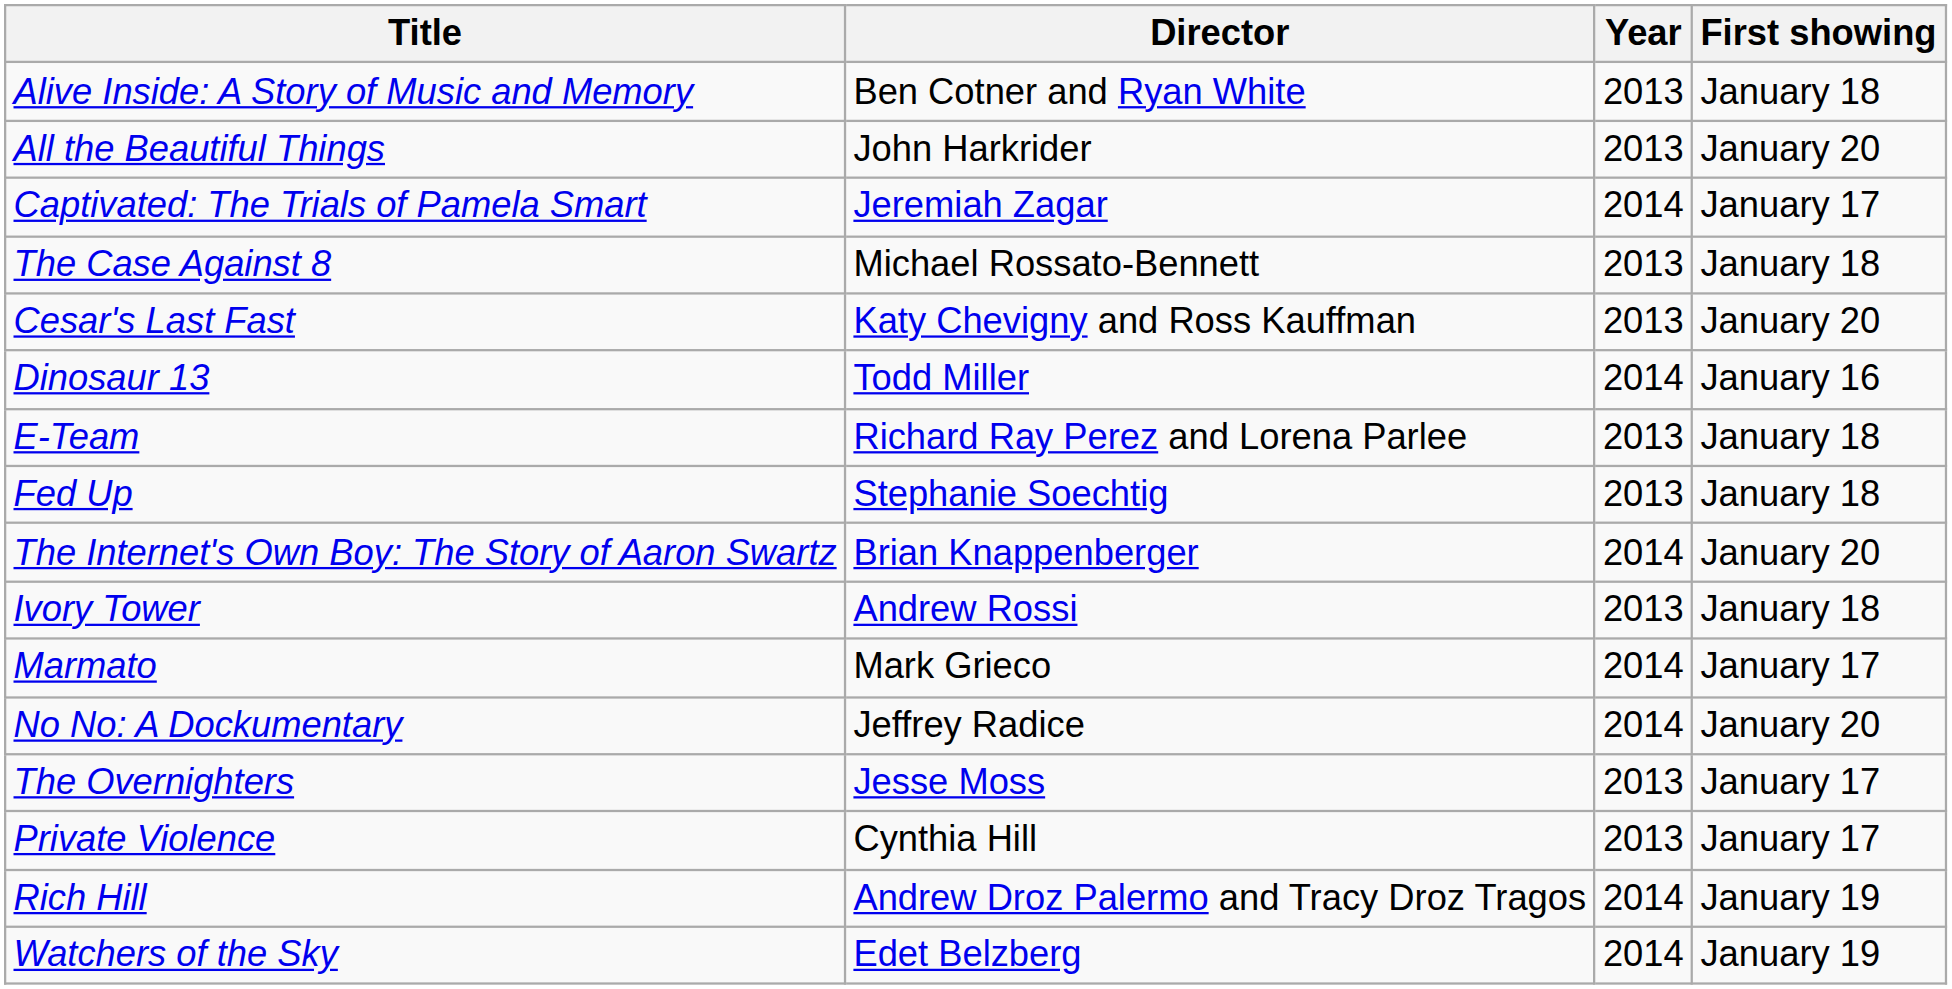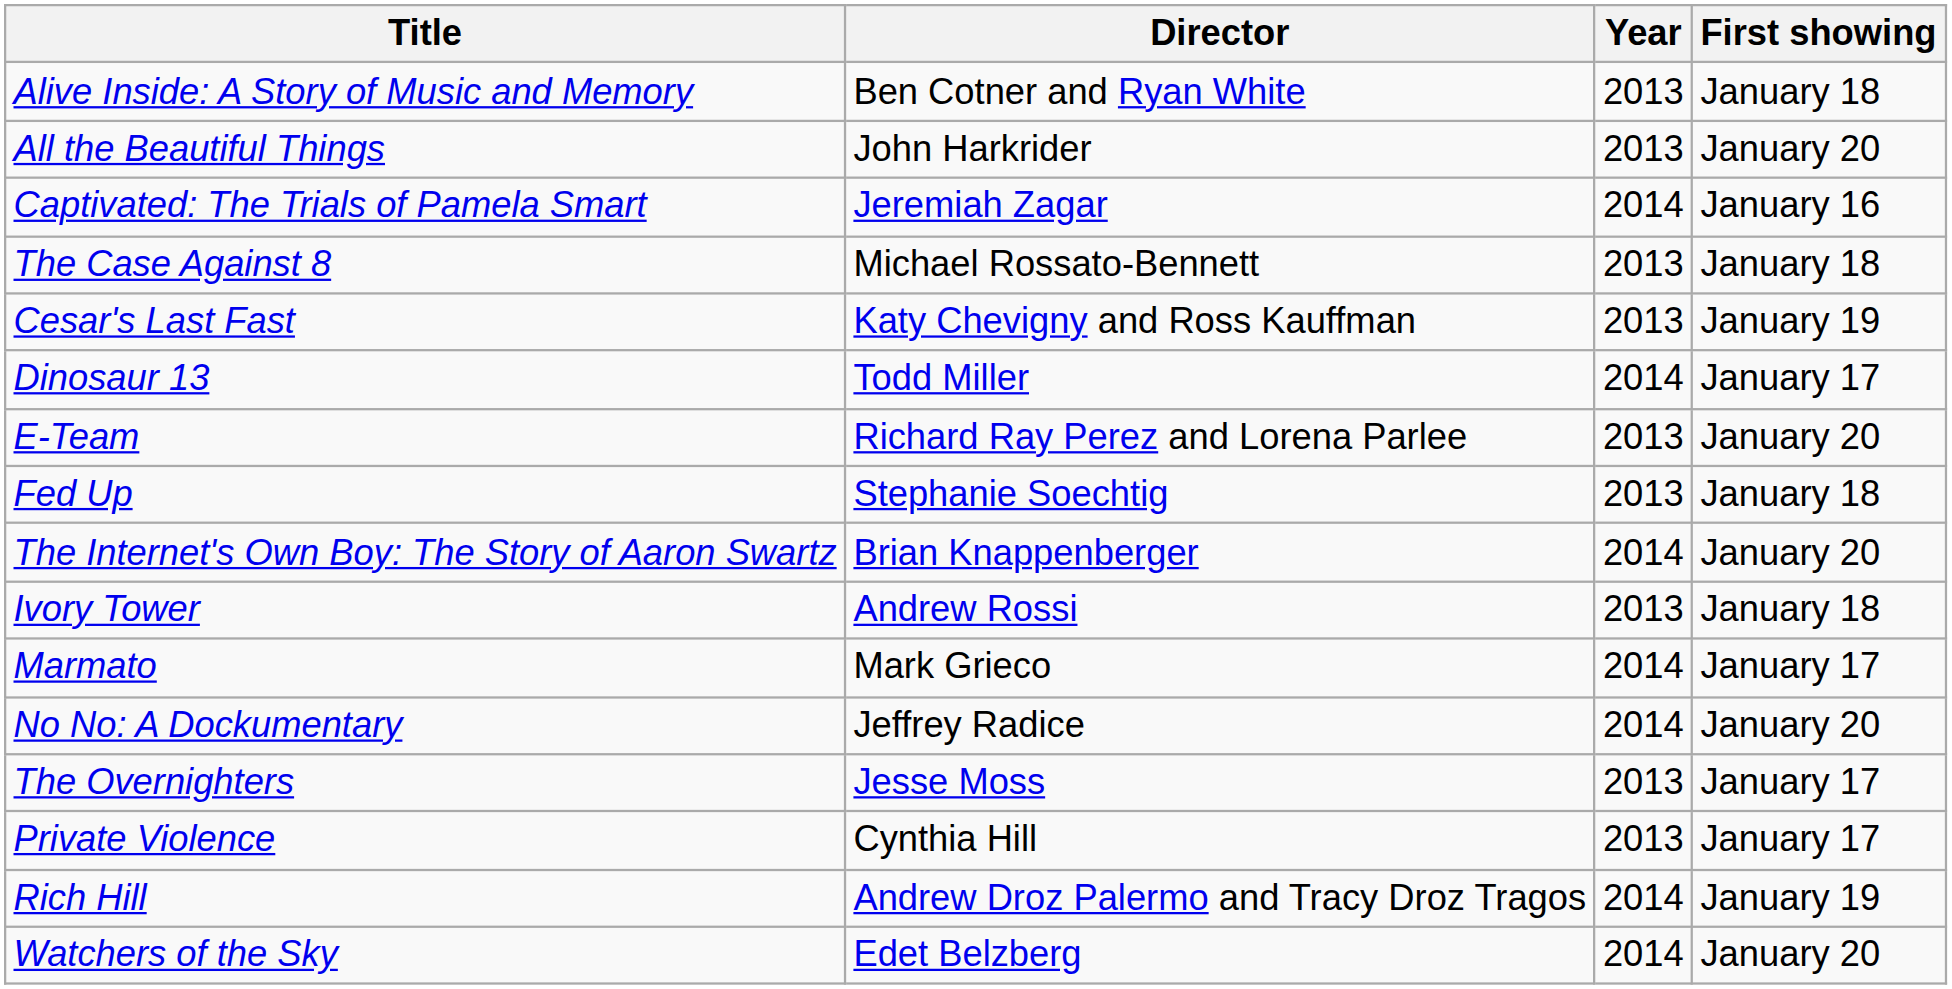(1790, 206) January 17 -> (1790, 206) January 16
(1790, 321) January 20 -> (1790, 321) January 19
(1790, 378) January 16 -> (1790, 378) January 17
(1790, 436) January 18 -> (1790, 436) January 20
(1790, 954) January 19 -> (1790, 954) January 20
